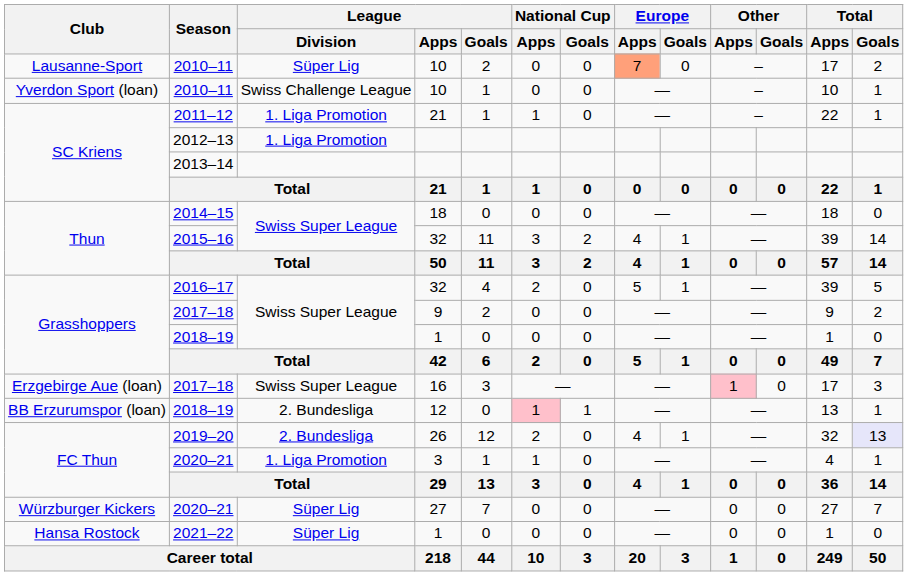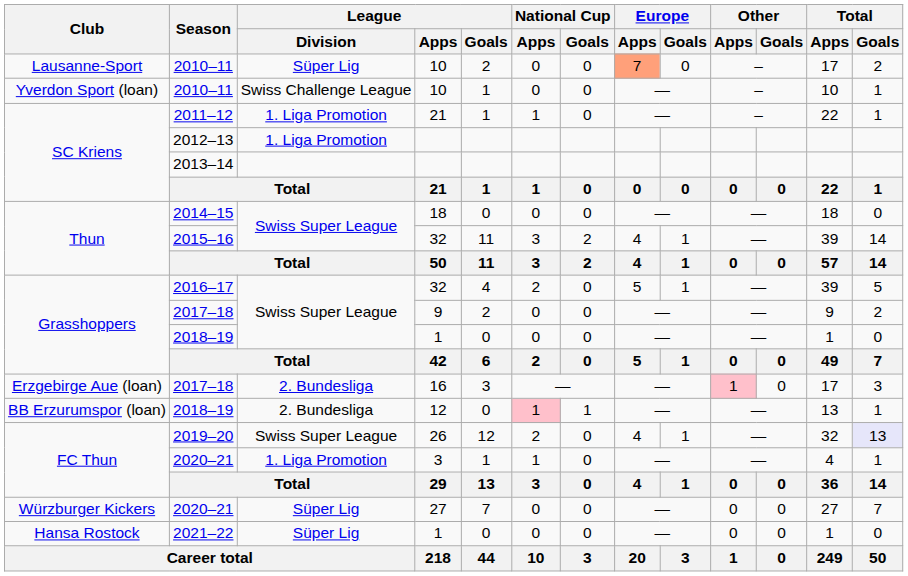(326, 386) Swiss Super League -> (326, 386) 2. Bundesliga
(326, 435) 2. Bundesliga -> (326, 435) Swiss Super League
